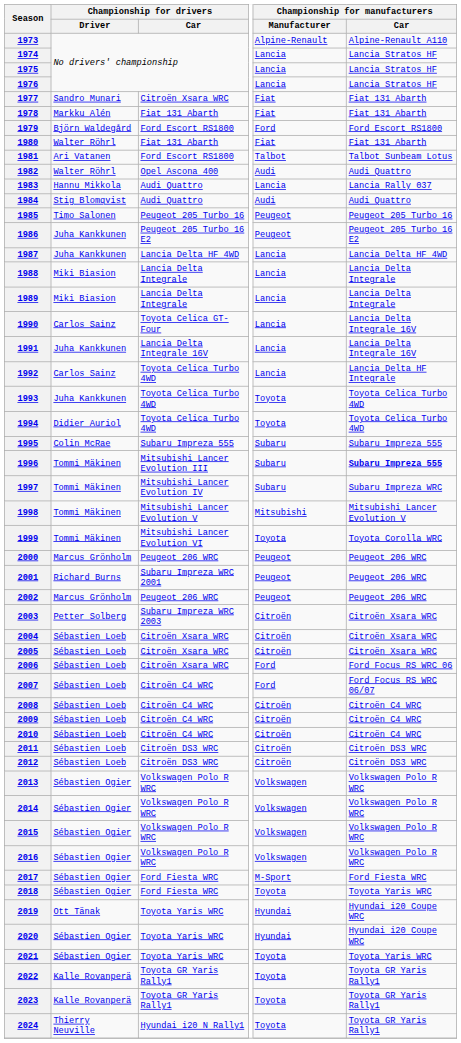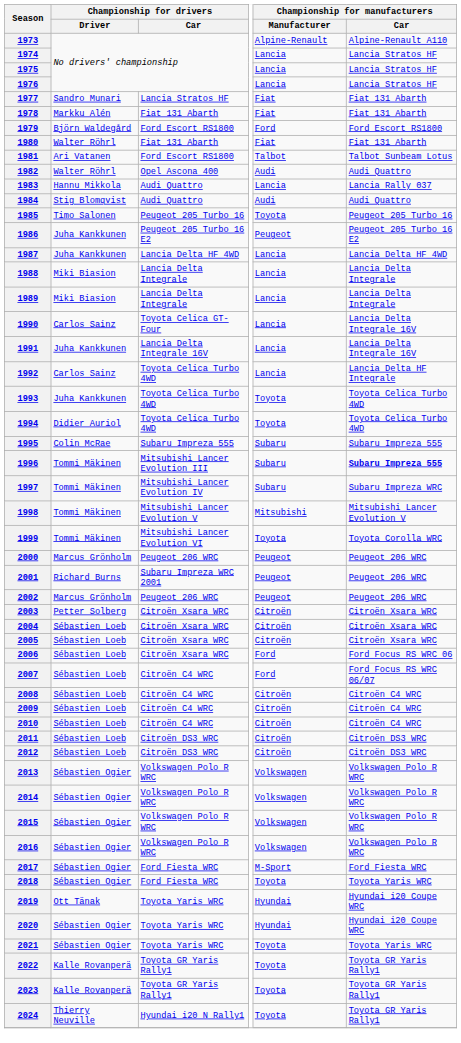(185, 99) Citroën Xsara WRC -> (185, 99) Lancia Stratos HF
(273, 215) Peugeot -> (270, 215) Toyota
(187, 617) Subaru Impreza WRC 2003 -> (185, 611) Citroën Xsara WRC
